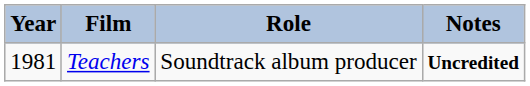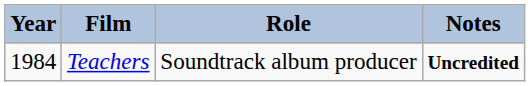(33, 61) 1981 -> (33, 61) 1984
